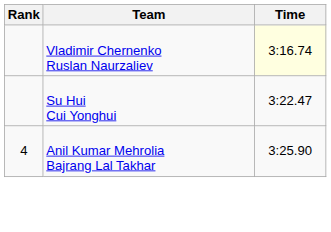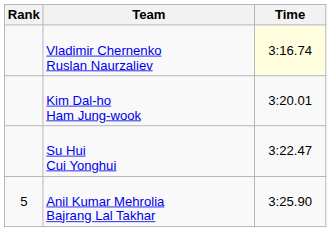+ row: (94, 108)
(24, 151) 4 -> (24, 201) 5
